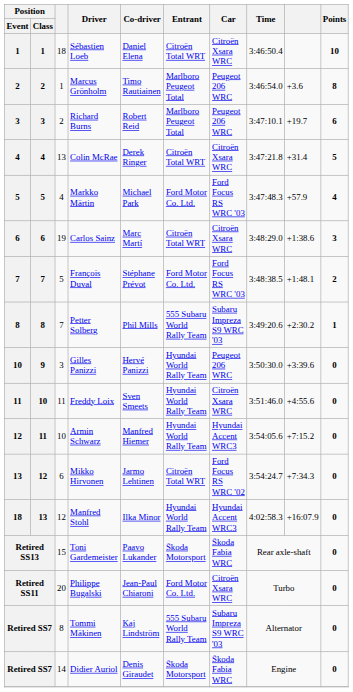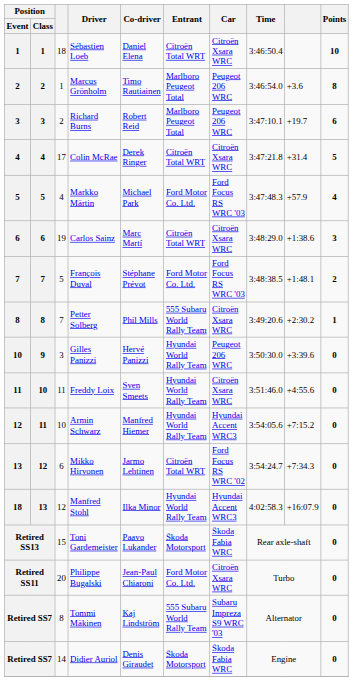(62, 157) 13 -> (62, 157) 17
(228, 324) Subaru Impreza S9 WRC '03 -> (225, 319) Citroën Xsara WRC
